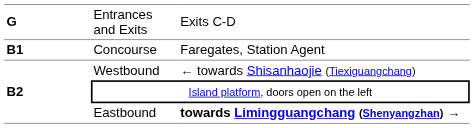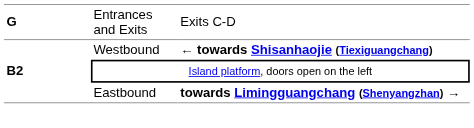- row: (125, 50)
(298, 70) normal -> (306, 50) bold
